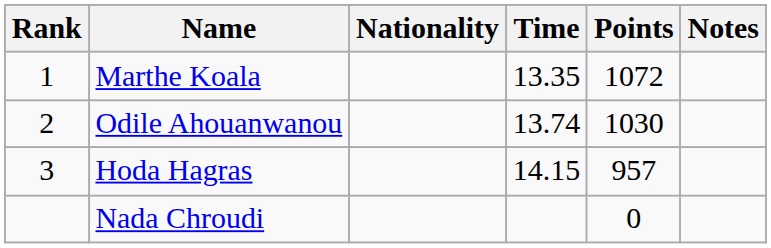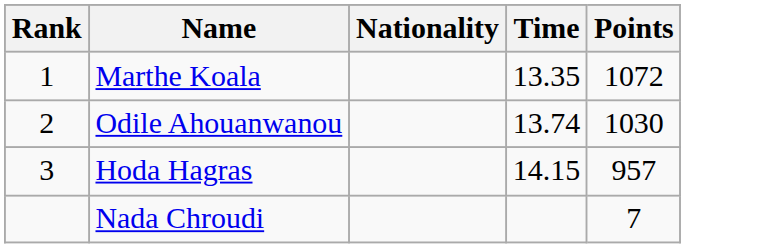- column: (723, 28)
(634, 218) 0 -> (634, 218) 7
